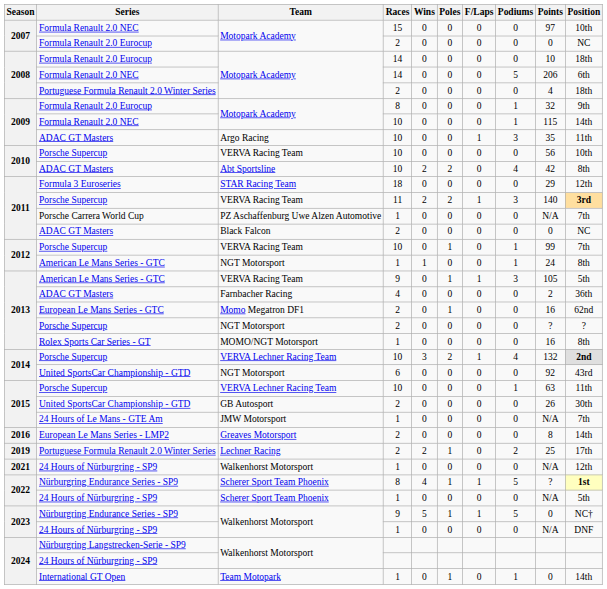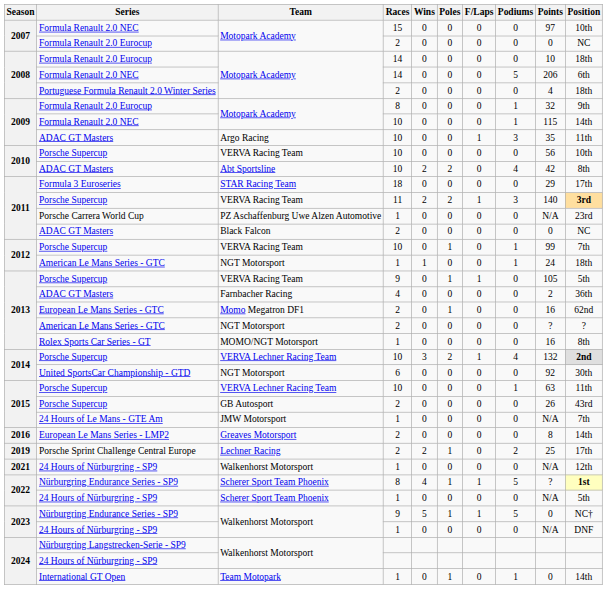(584, 185) 12th -> (584, 185) 17th
(584, 216) 7th -> (584, 216) 23rd
(584, 263) 8th -> (584, 263) 18th
(102, 279) American Le Mans Series - GTC -> (73, 279) Porsche Supercup
(516, 279) 3 -> (516, 279) 0
(73, 326) Porsche Supercup -> (102, 326) American Le Mans Series - GTC
(584, 373) 43rd -> (584, 373) 30th
(115, 404) United SportsCar Championship - GTD -> (73, 404) Porsche Supercup
(584, 404) 30th -> (584, 404) 43rd
(127, 451) Portuguese Formula Renault 2.0 Winter Series -> (117, 451) Porsche Sprint Challenge Central Europe
